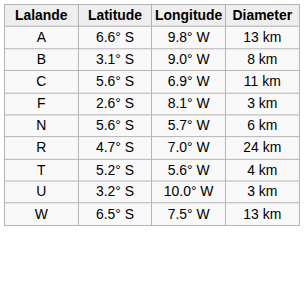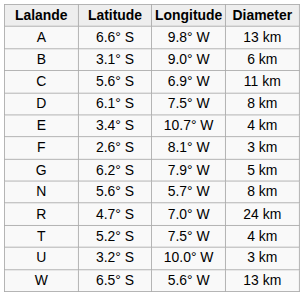(262, 59) 8 km -> (262, 59) 6 km
+ row: (41, 103)
+ row: (41, 125)
+ row: (41, 170)
(262, 125) 6 km -> (262, 192) 8 km
(189, 170) 5.6° W -> (189, 236) 7.5° W
(189, 214) 7.5° W -> (189, 280) 5.6° W
